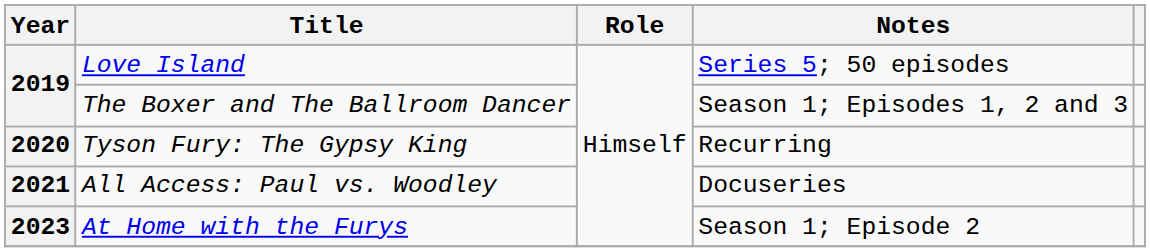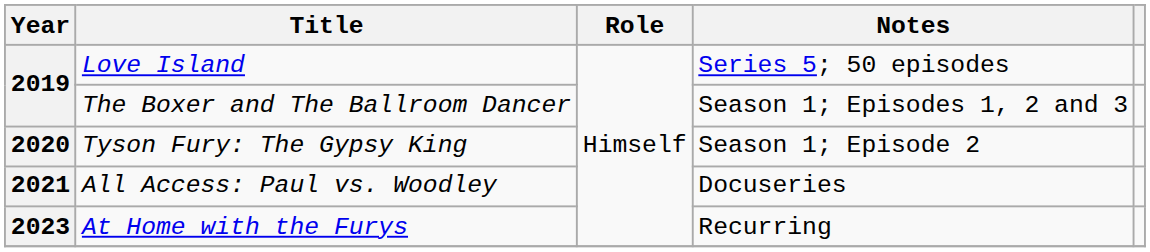(765, 146) Recurring -> (839, 146) Season 1; Episode 2
(839, 226) Season 1; Episode 2 -> (765, 226) Recurring
